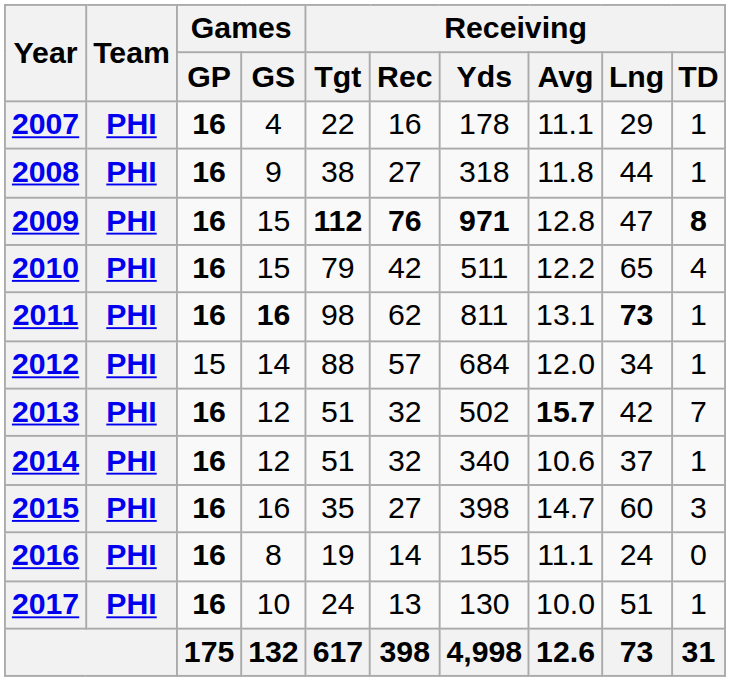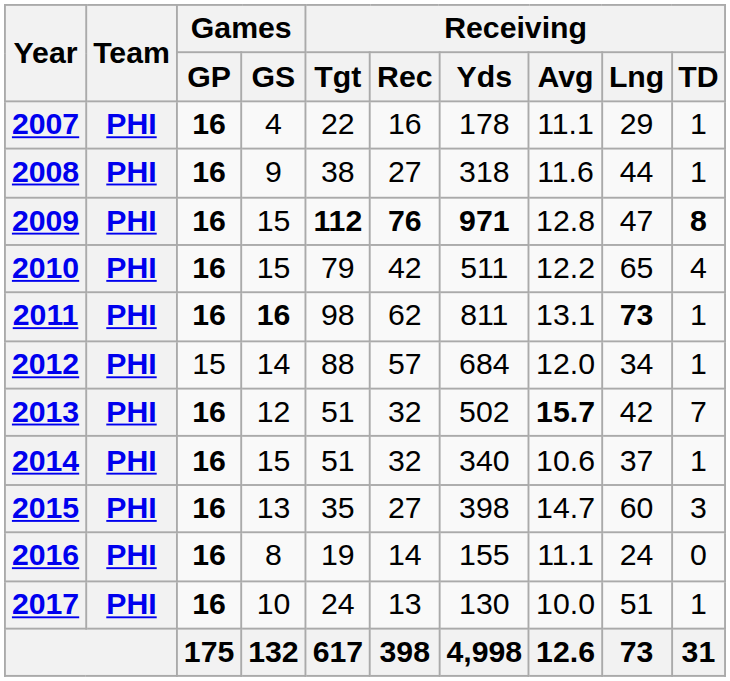(566, 172) 11.8 -> (566, 172) 11.6
(273, 460) 12 -> (273, 460) 15
(273, 508) 16 -> (273, 508) 13
